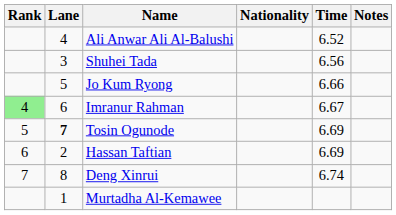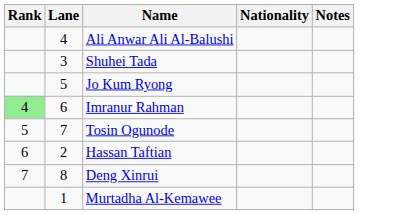- column: (331, 15)
(64, 130) bold -> (64, 130) normal
